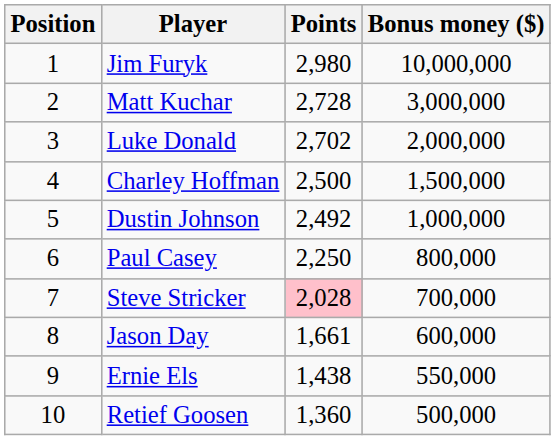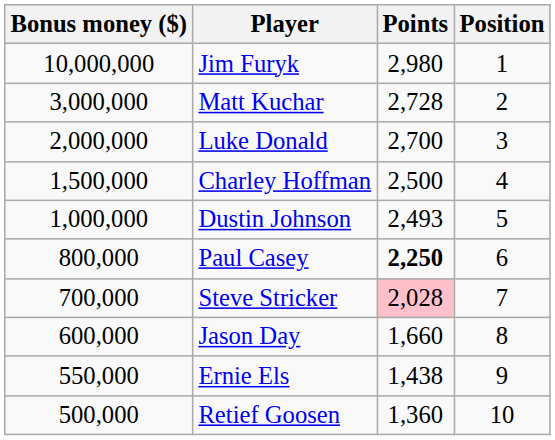columns swapped: (53, 24) <-> (456, 24)
(324, 141) 2,702 -> (415, 141) 2,700
(324, 219) 2,492 -> (415, 219) 2,493
(324, 258) normal -> (415, 258) bold
(324, 336) 1,661 -> (415, 336) 1,660
